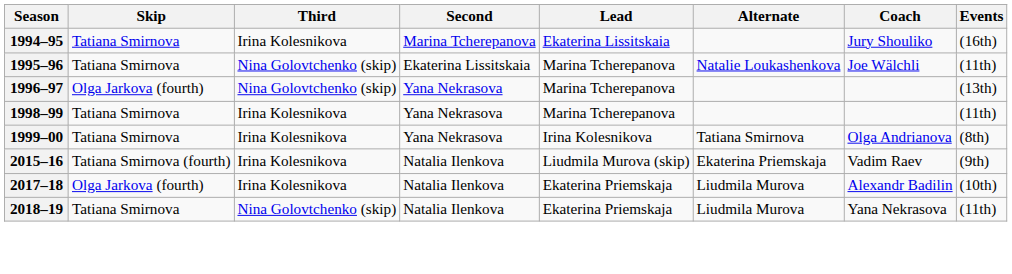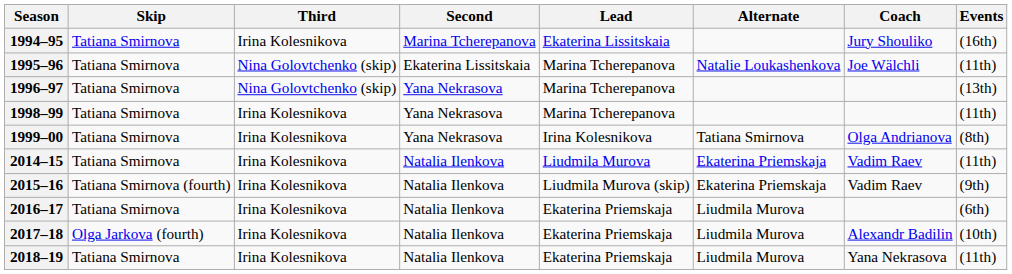(138, 88) Olga Jarkova (fourth) -> (126, 88) Tatiana Smirnova
+ row: (36, 161)
+ row: (36, 209)
(317, 209) Nina Golovtchenko (skip) -> (292, 257) Irina Kolesnikova
